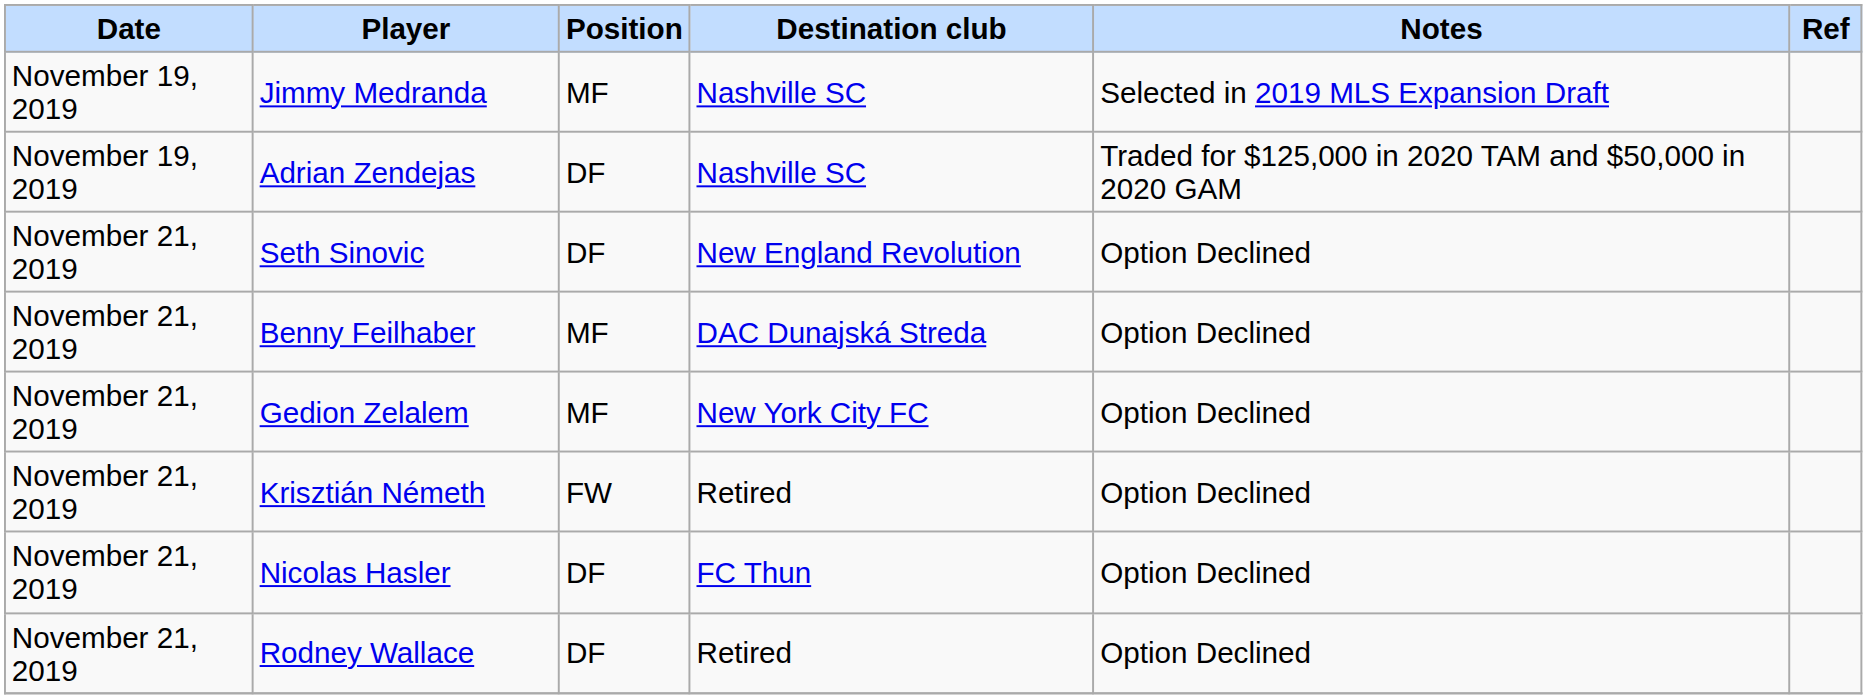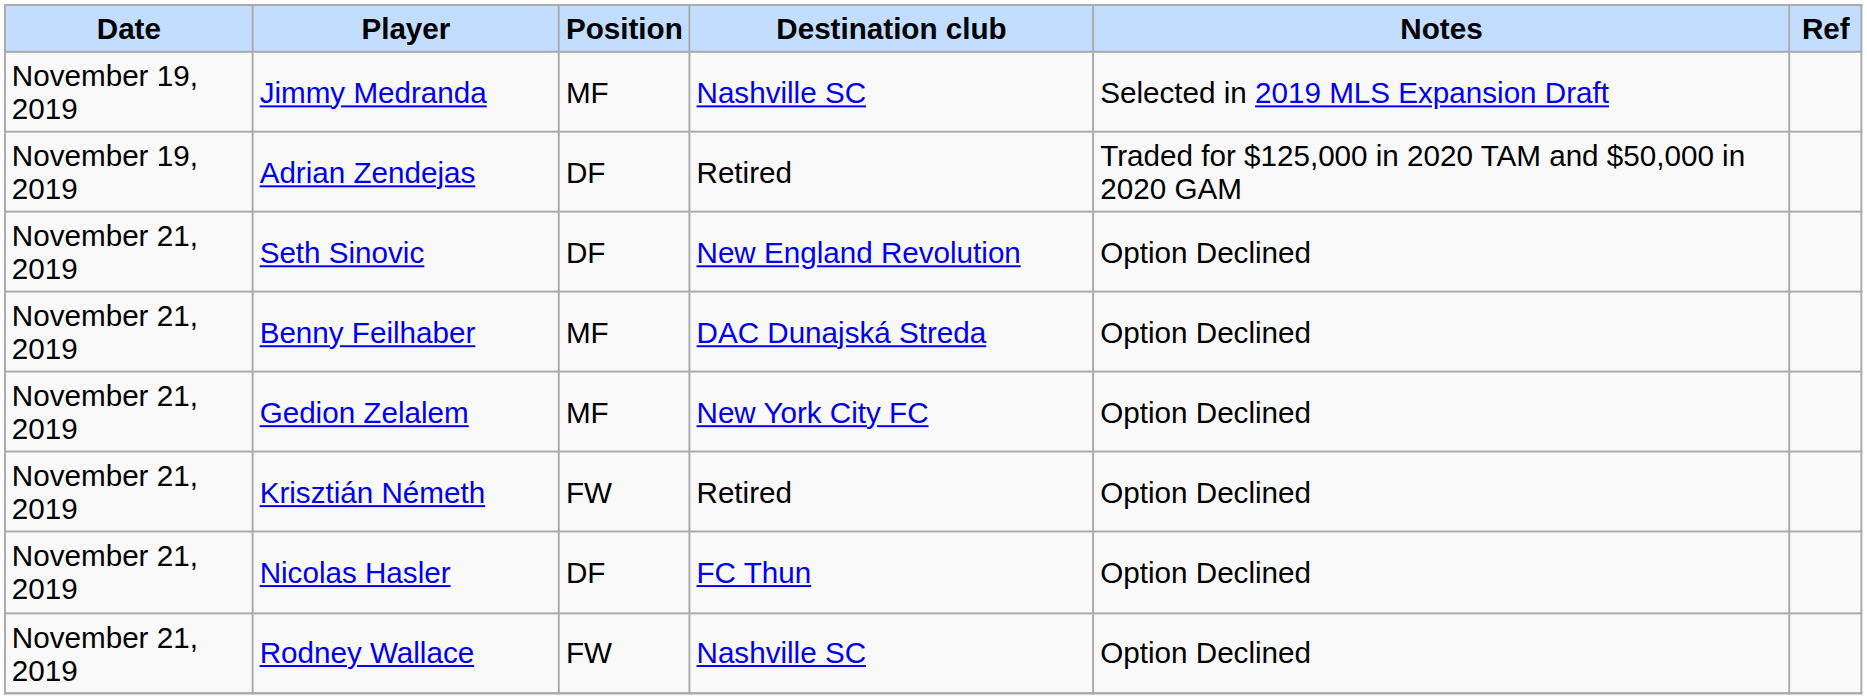(781, 172) Nashville SC -> (744, 172) Retired
(586, 653) DF -> (589, 653) FW
(744, 653) Retired -> (781, 653) Nashville SC
